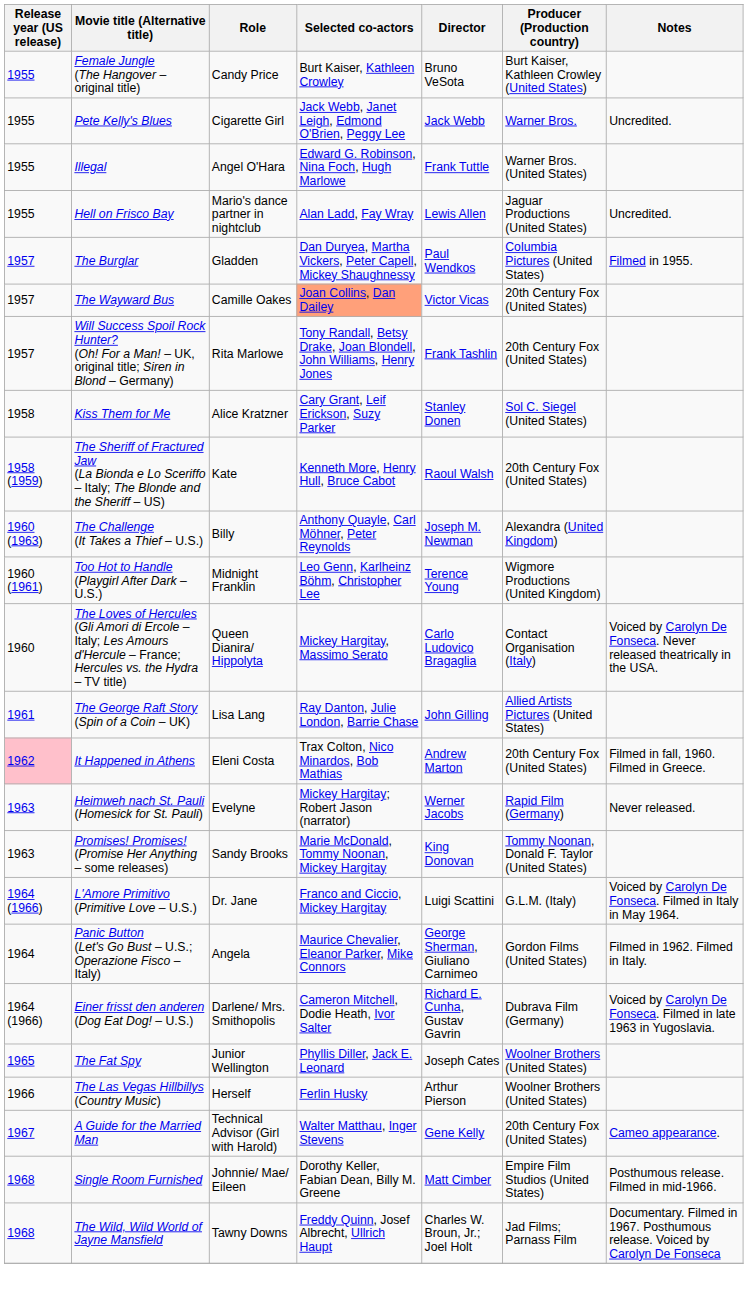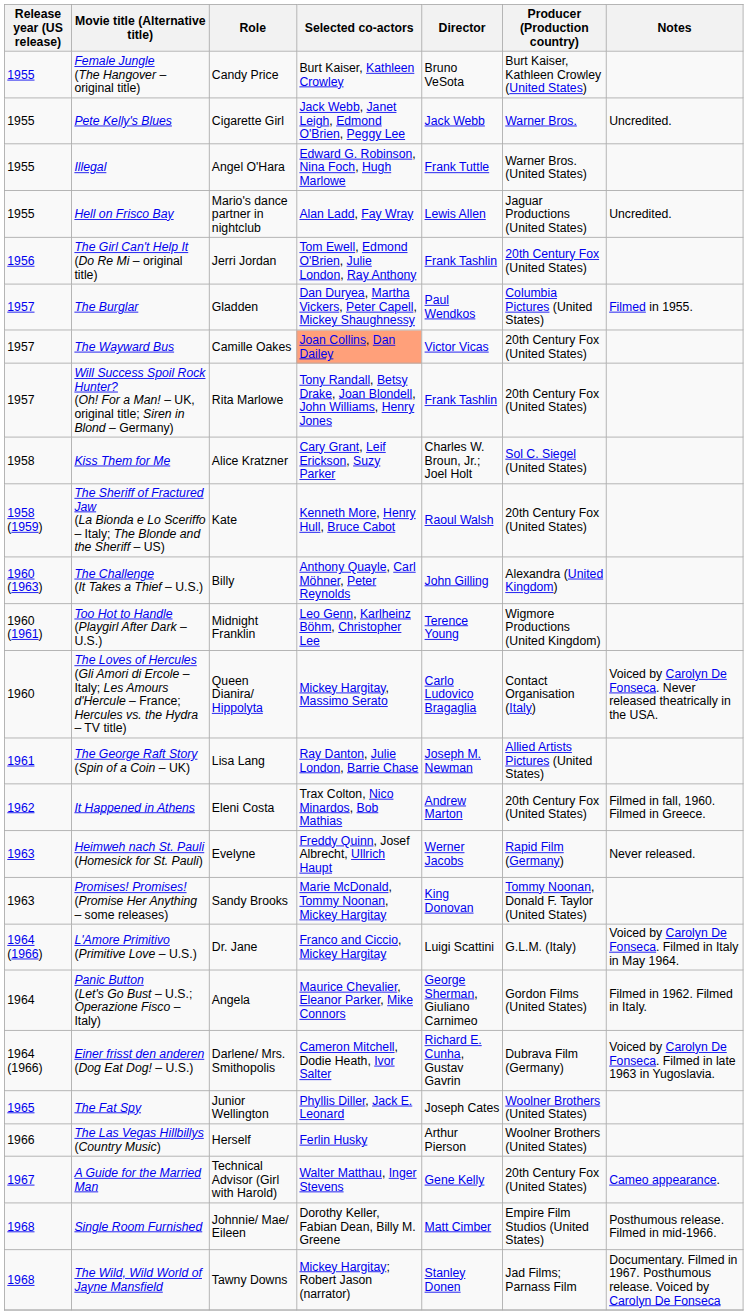+ row: (131, 261)
(445, 414) Stanley Donen -> (455, 461) Charles W. Broun, Jr.; Joel Holt
(453, 534) Joseph M. Newman -> (457, 581) John Gilling
(457, 715) John Gilling -> (453, 761) Joseph M. Newman
(21, 761) pink background -> (21, 808) no background
(345, 808) Mickey Hargitay; Robert Jason (narrator) -> (354, 854) Freddy Quinn, Josef Albrecht, Ullrich Haupt
(354, 1233) Freddy Quinn, Josef Albrecht, Ullrich Haupt -> (345, 1280) Mickey Hargitay; Robert Jason (narrator)
(455, 1233) Charles W. Broun, Jr.; Joel Holt -> (445, 1280) Stanley Donen
